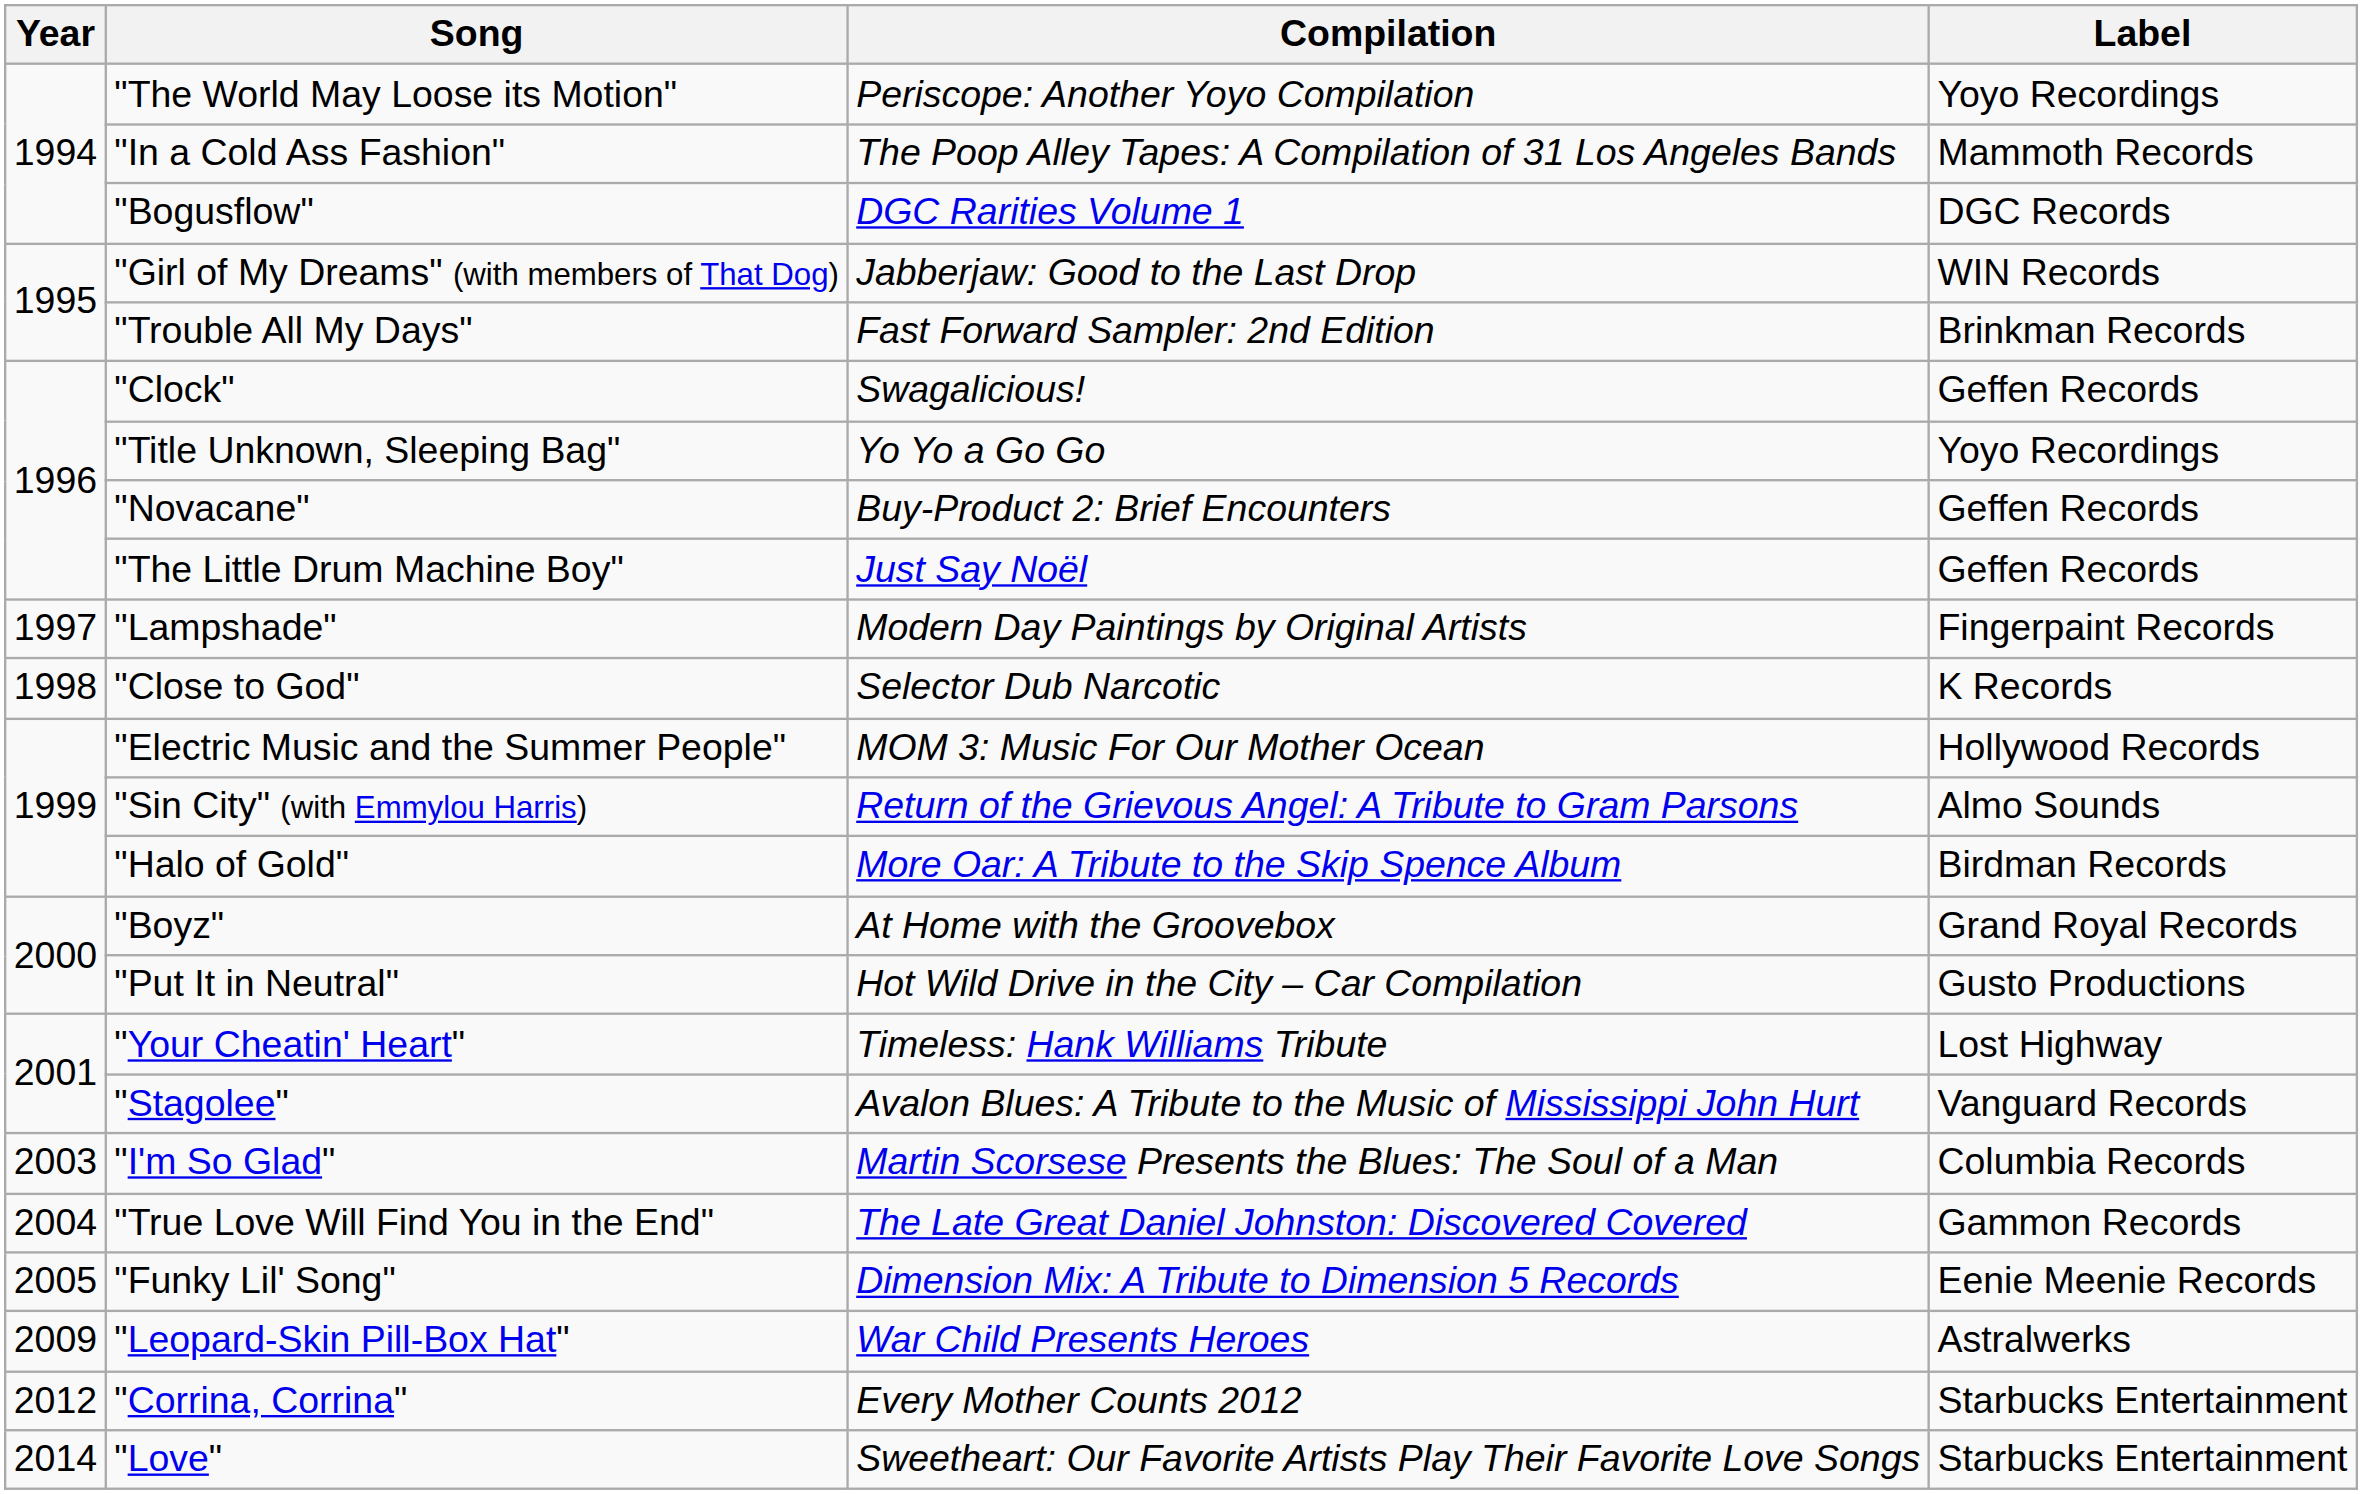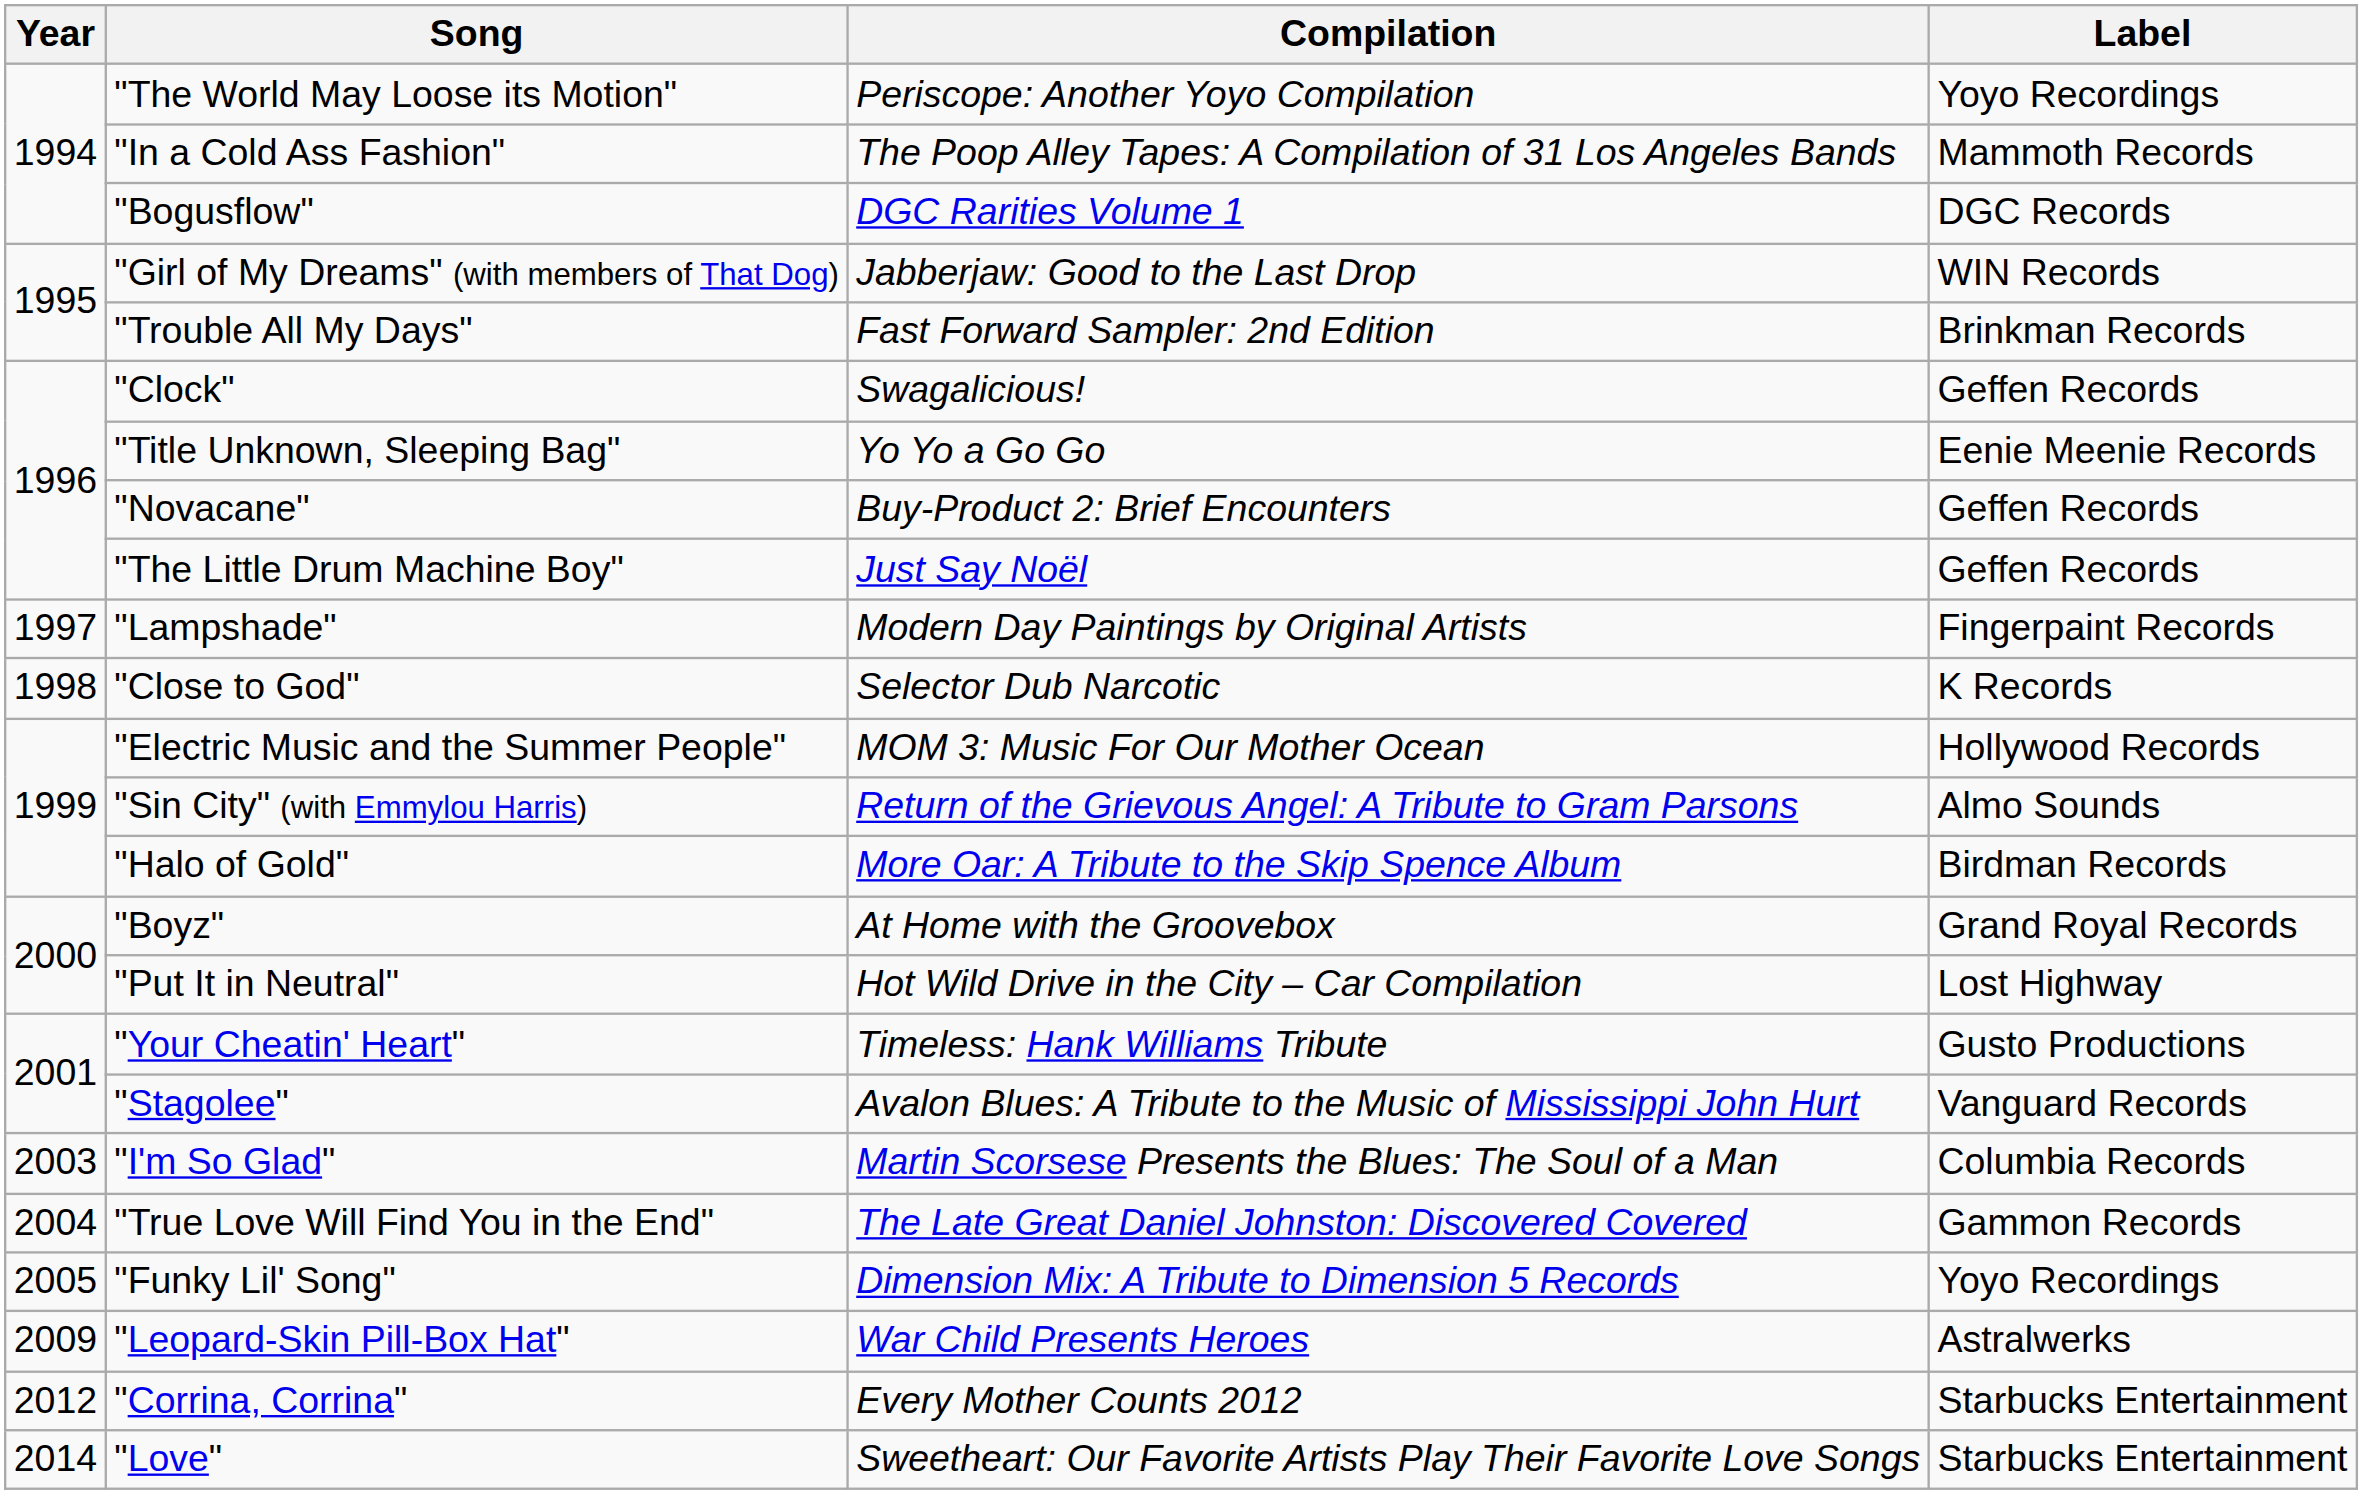(2078, 449) Yoyo Recordings -> (2127, 449) Eenie Meenie Records
(2091, 984) Gusto Productions -> (2050, 984) Lost Highway
(2050, 1043) Lost Highway -> (2091, 1043) Gusto Productions
(2127, 1281) Eenie Meenie Records -> (2078, 1281) Yoyo Recordings
